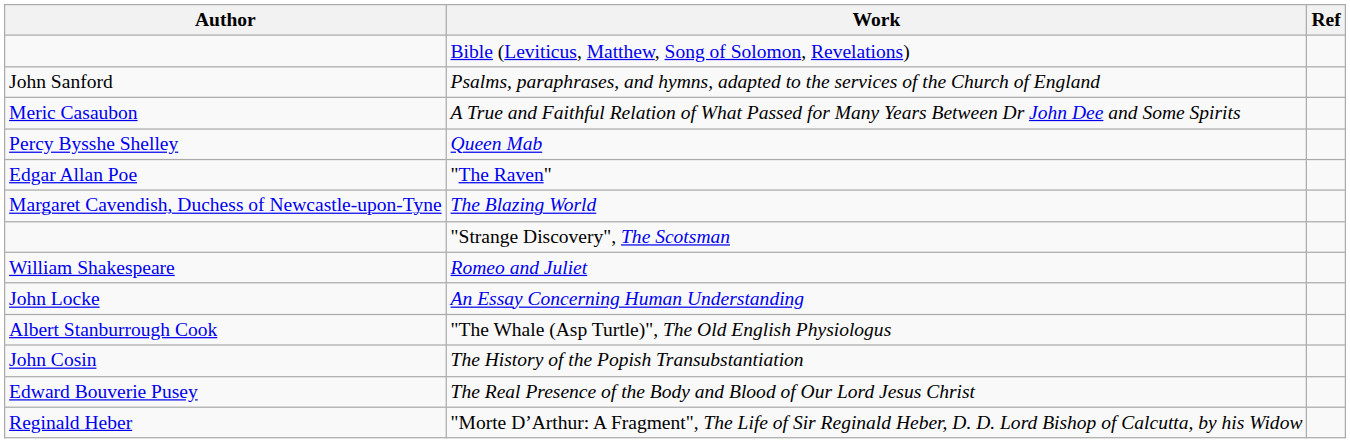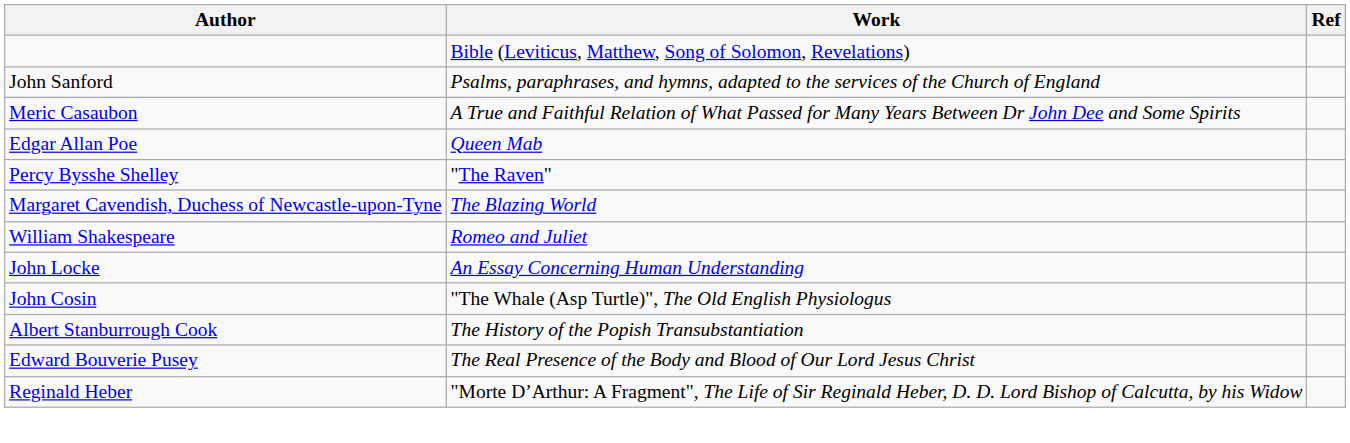(94, 143) Percy Bysshe Shelley -> (73, 143) Edgar Allan Poe
(73, 174) Edgar Allan Poe -> (94, 174) Percy Bysshe Shelley
- row: (590, 236)
(113, 329) Albert Stanburrough Cook -> (53, 298) John Cosin
(53, 360) John Cosin -> (113, 329) Albert Stanburrough Cook
